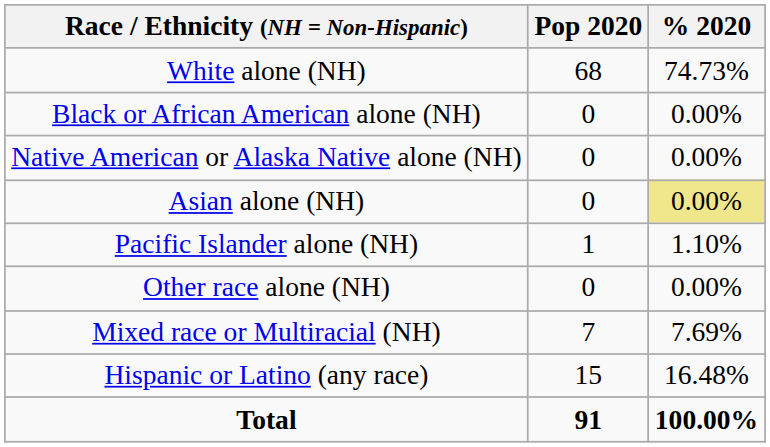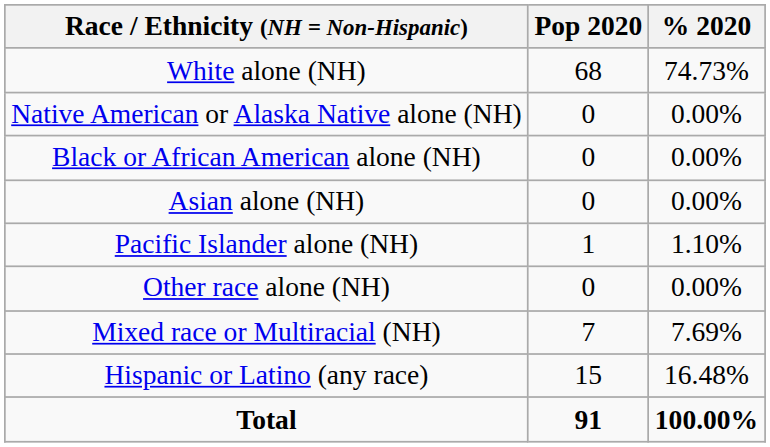rows swapped: (266, 113) <-> (266, 157)
(706, 200) khaki background -> (706, 200) no background
